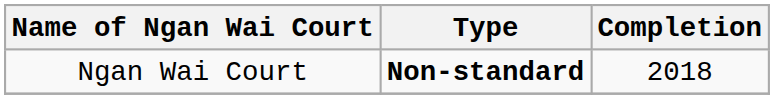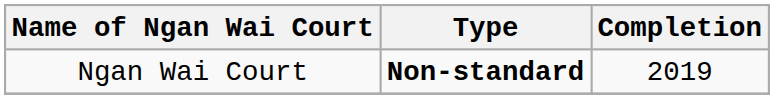(680, 72) 2018 -> (680, 72) 2019
